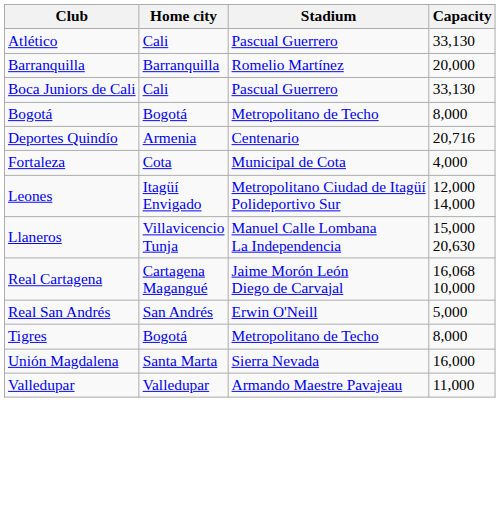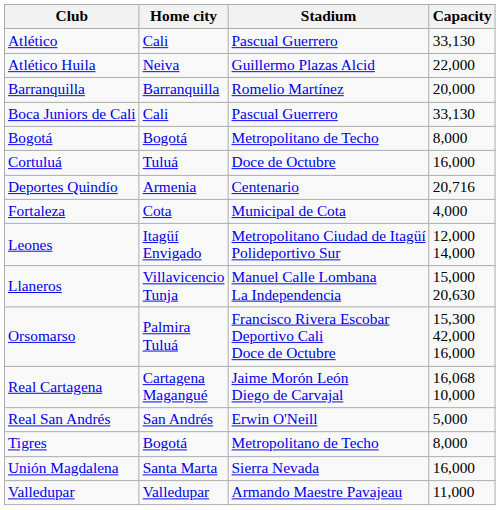+ row: (52, 65)
+ row: (35, 162)
+ row: (42, 336)
